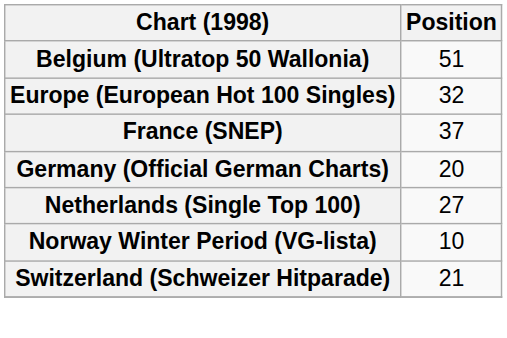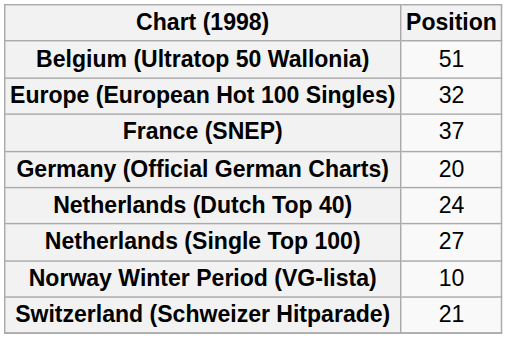+ row: (203, 205)
